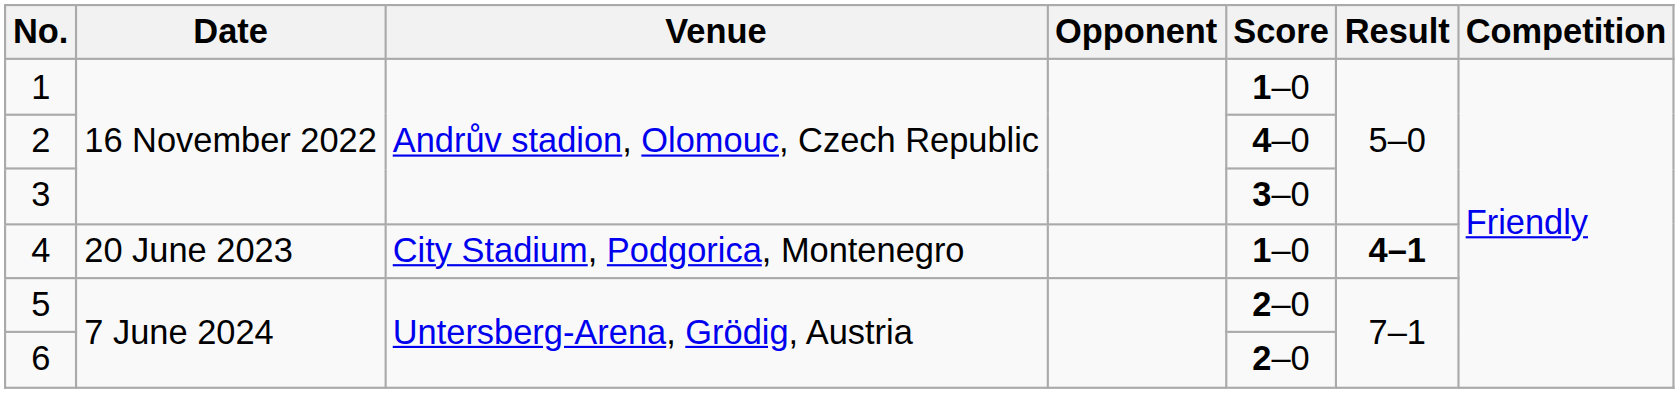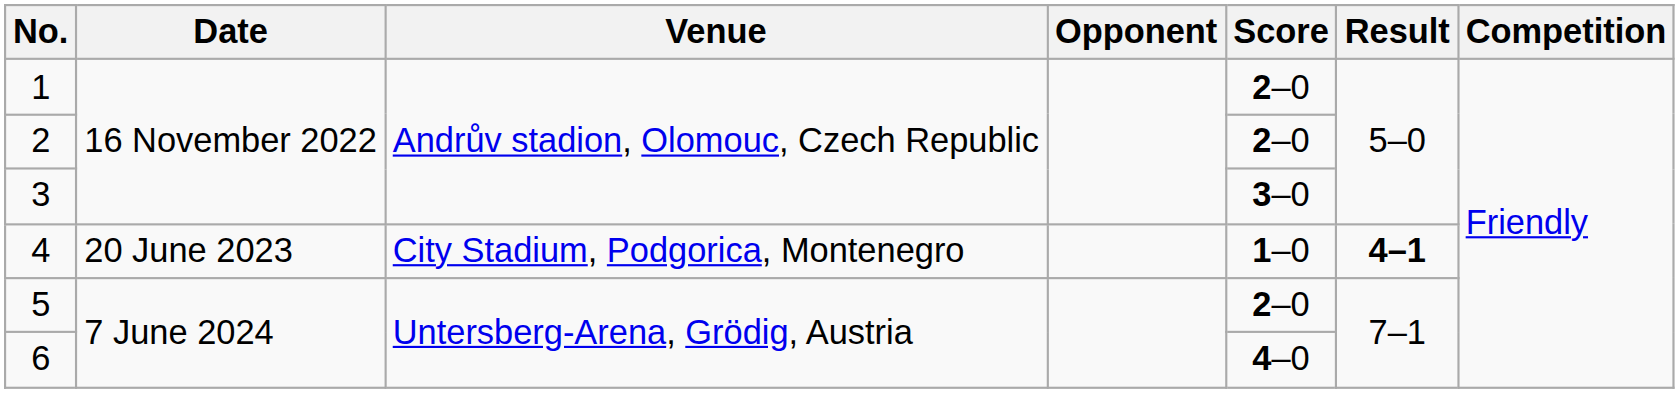(1281, 86) 1–0 -> (1281, 86) 2–0
(1281, 140) 4–0 -> (1281, 140) 2–0
(1281, 359) 2–0 -> (1281, 359) 4–0
